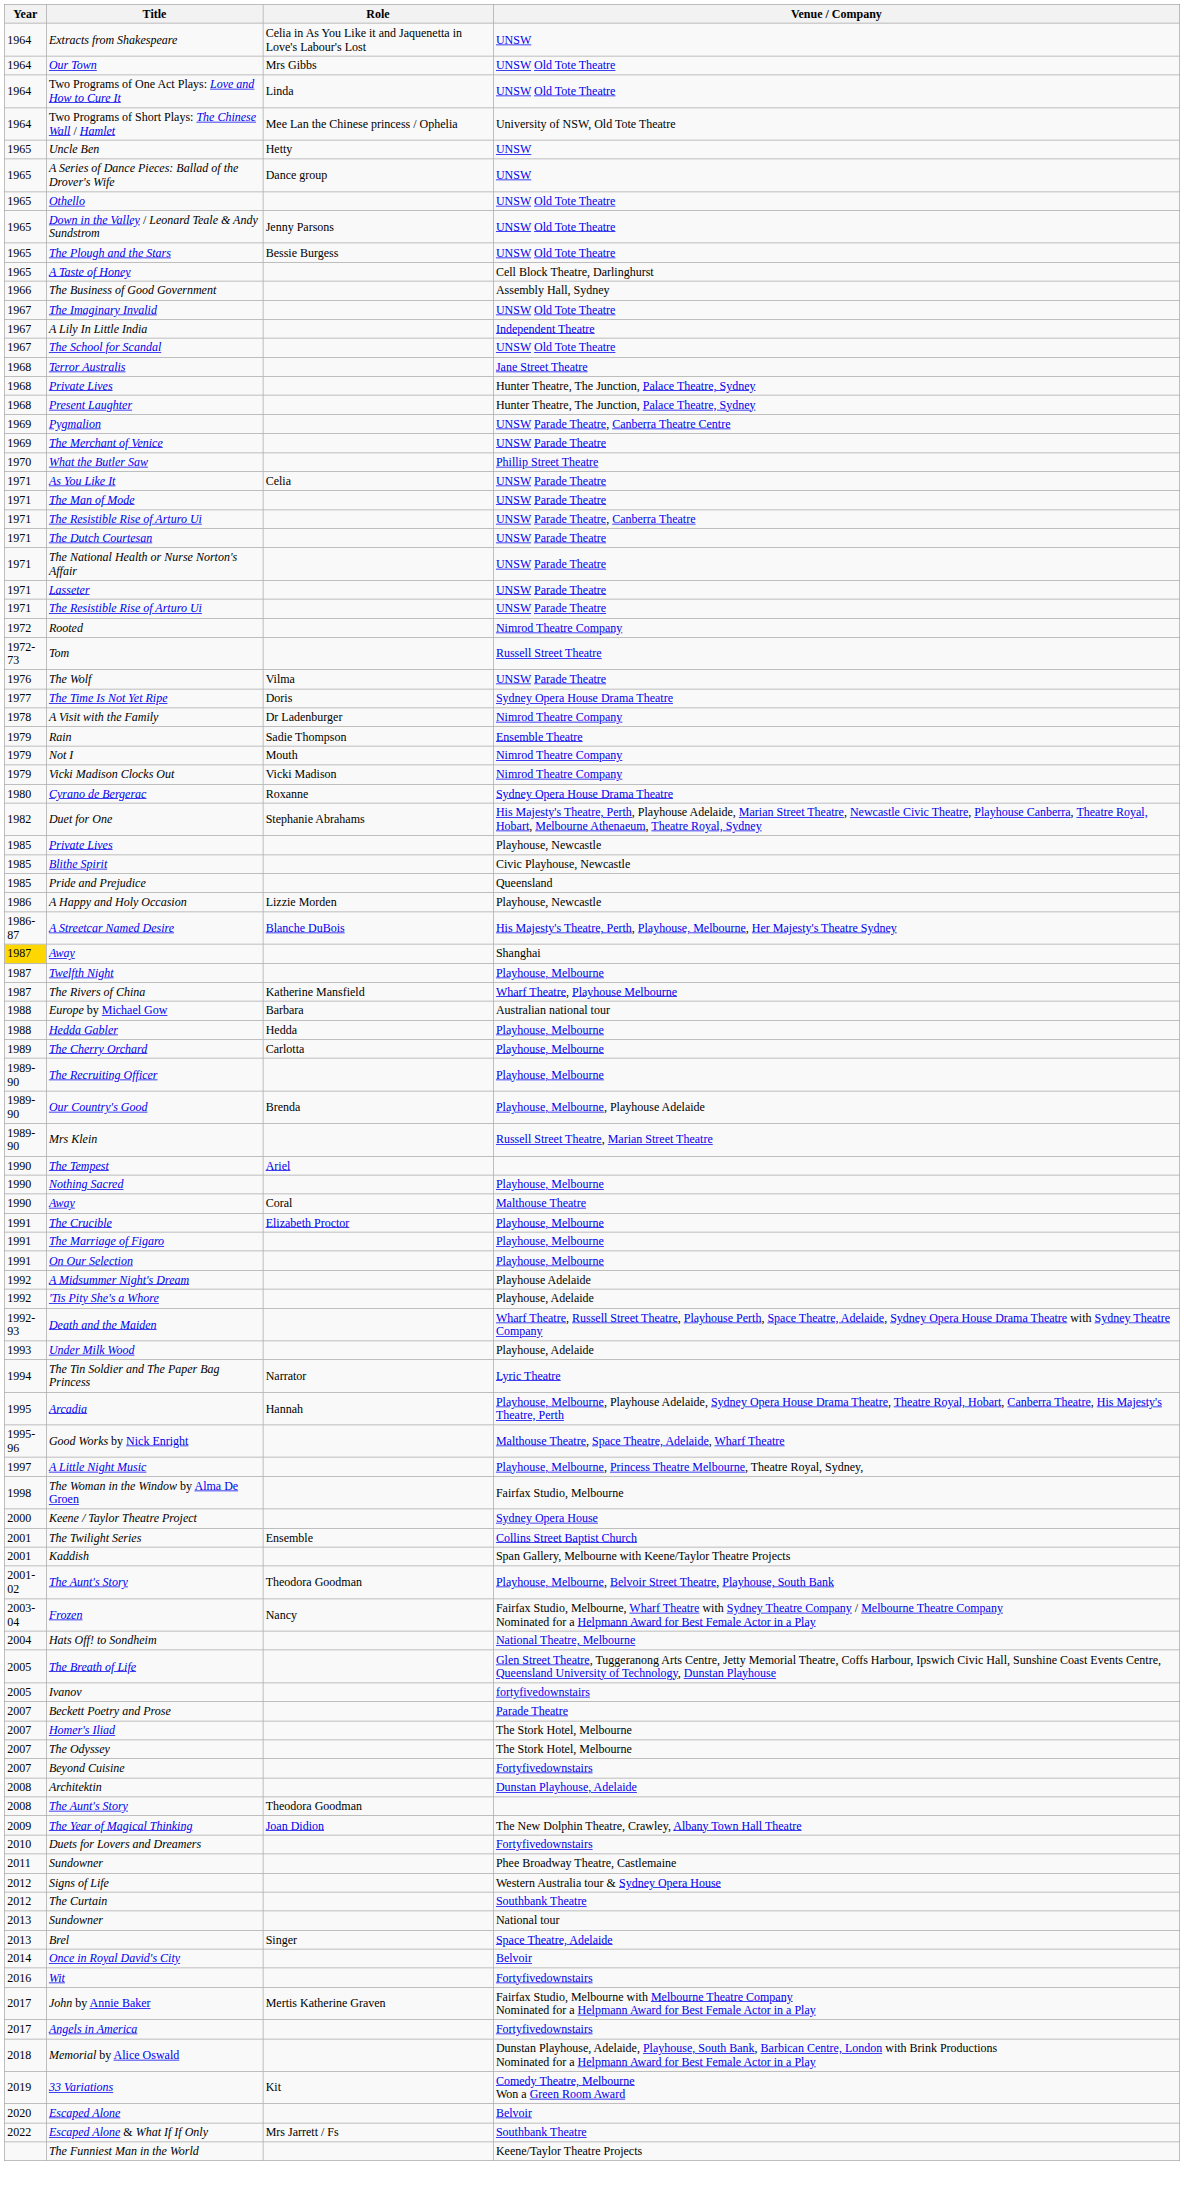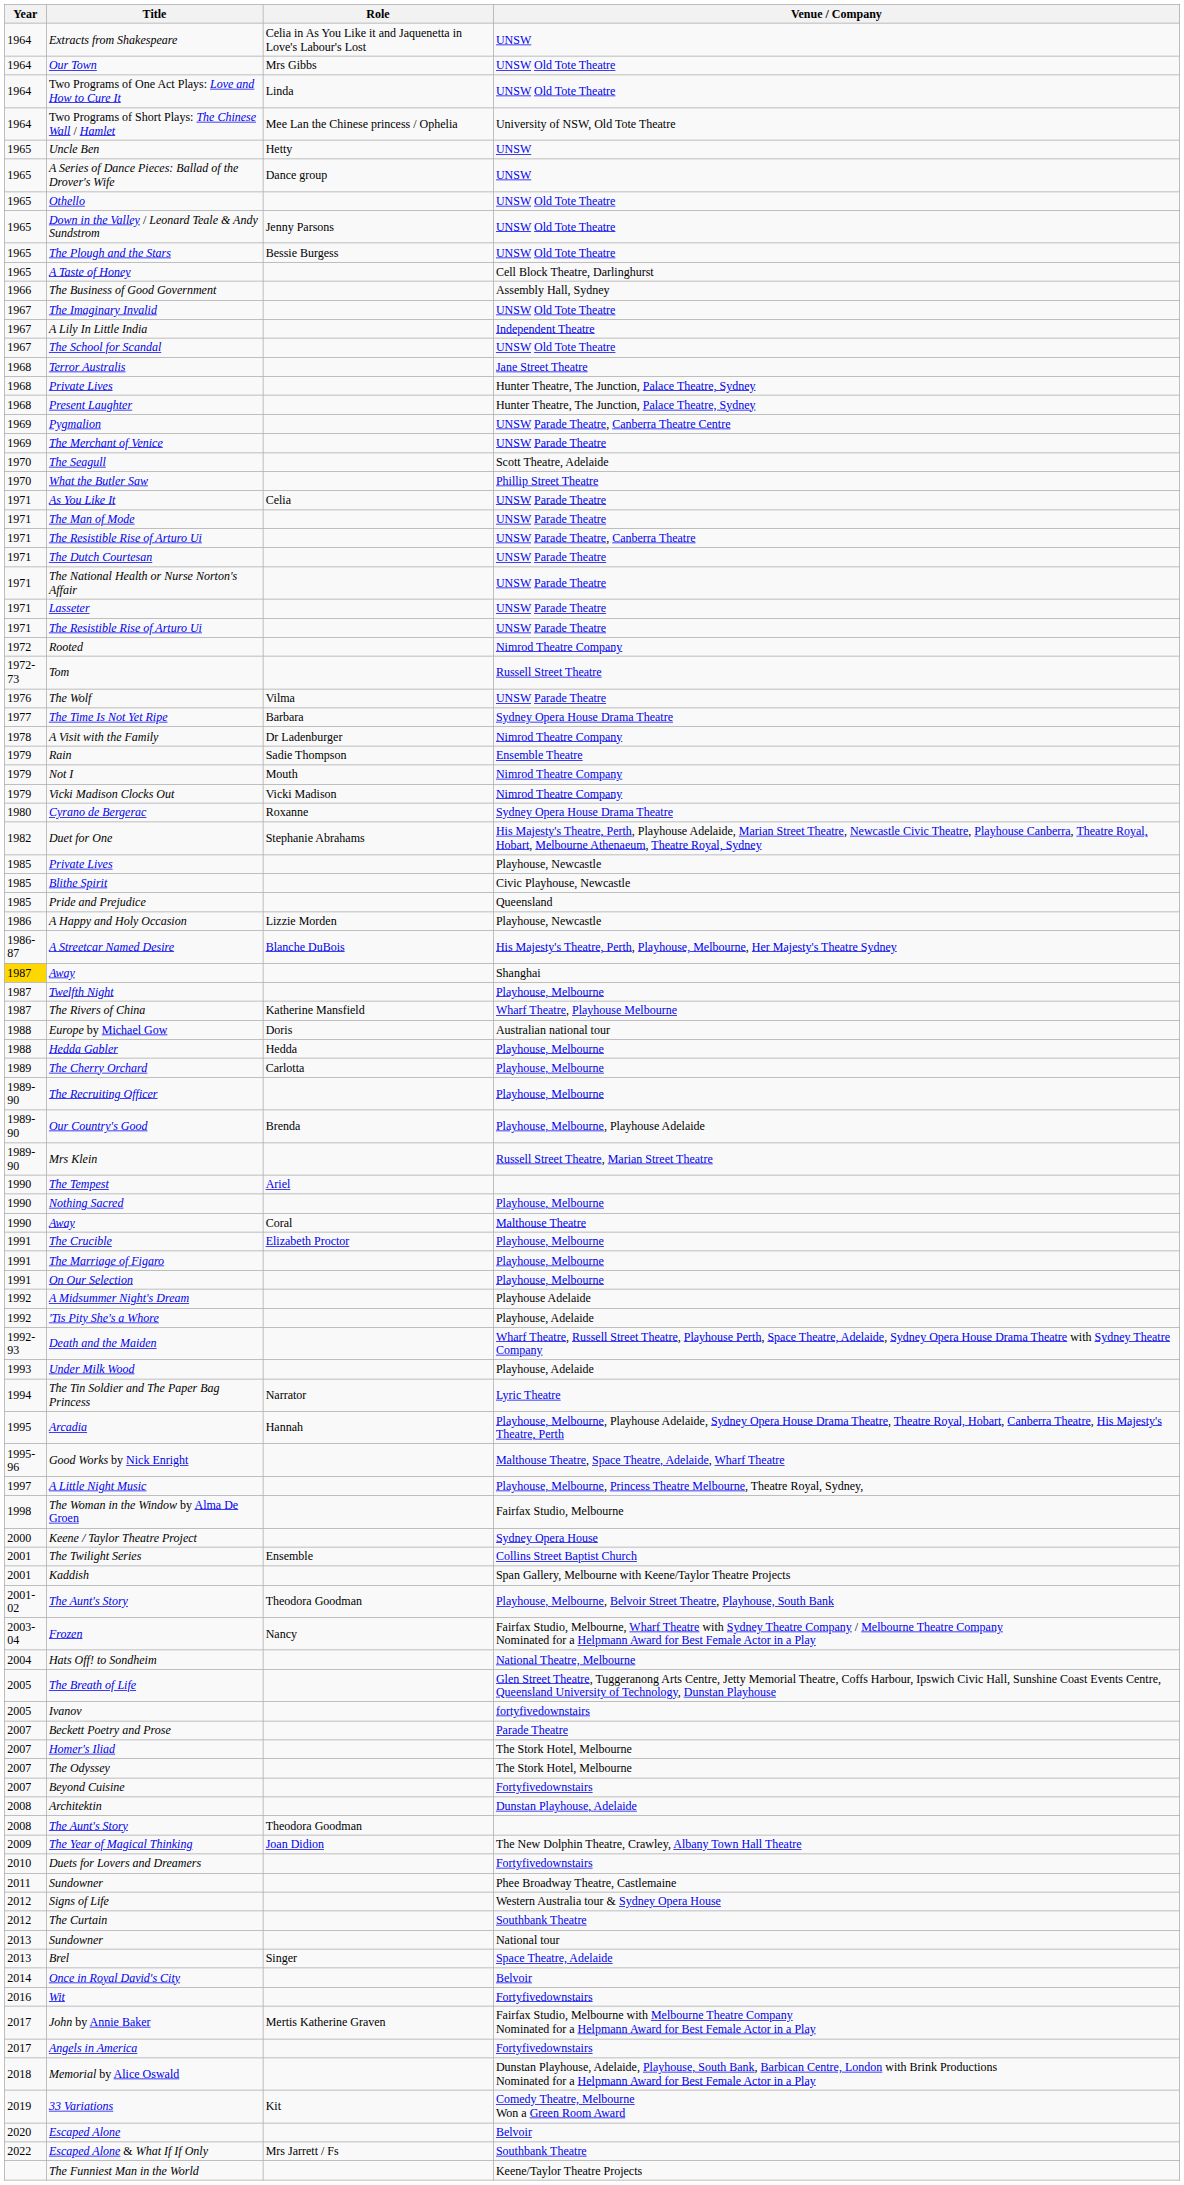+ row: (77, 462)
(279, 698) Doris -> (285, 717) Barbara
(285, 1010) Barbara -> (279, 1029) Doris
